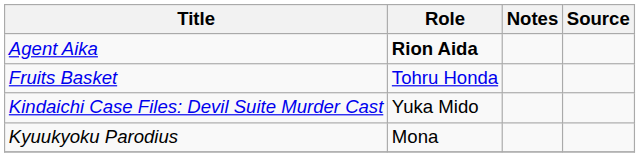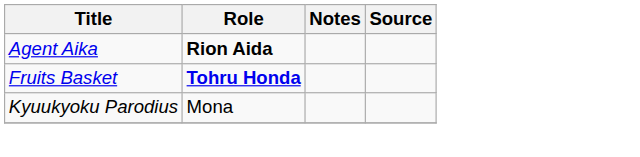(445, 78) normal -> (244, 78) bold
- row: (196, 107)
